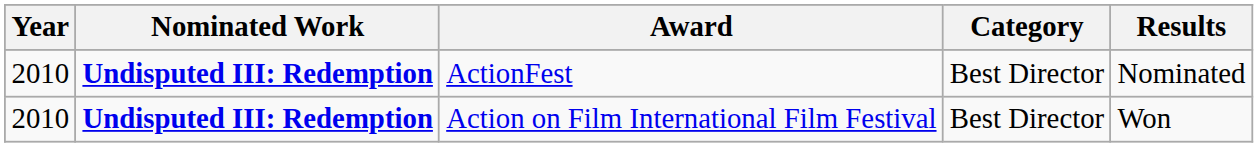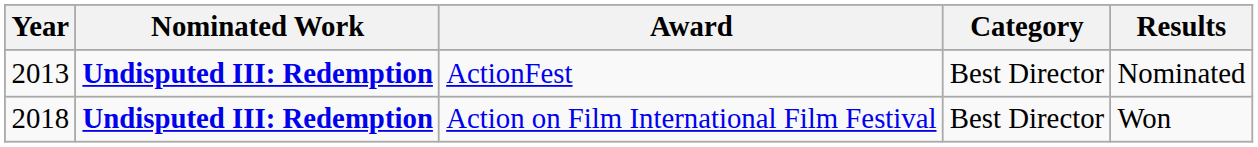(40, 73) 2010 -> (40, 73) 2013
(40, 118) 2010 -> (40, 118) 2018
